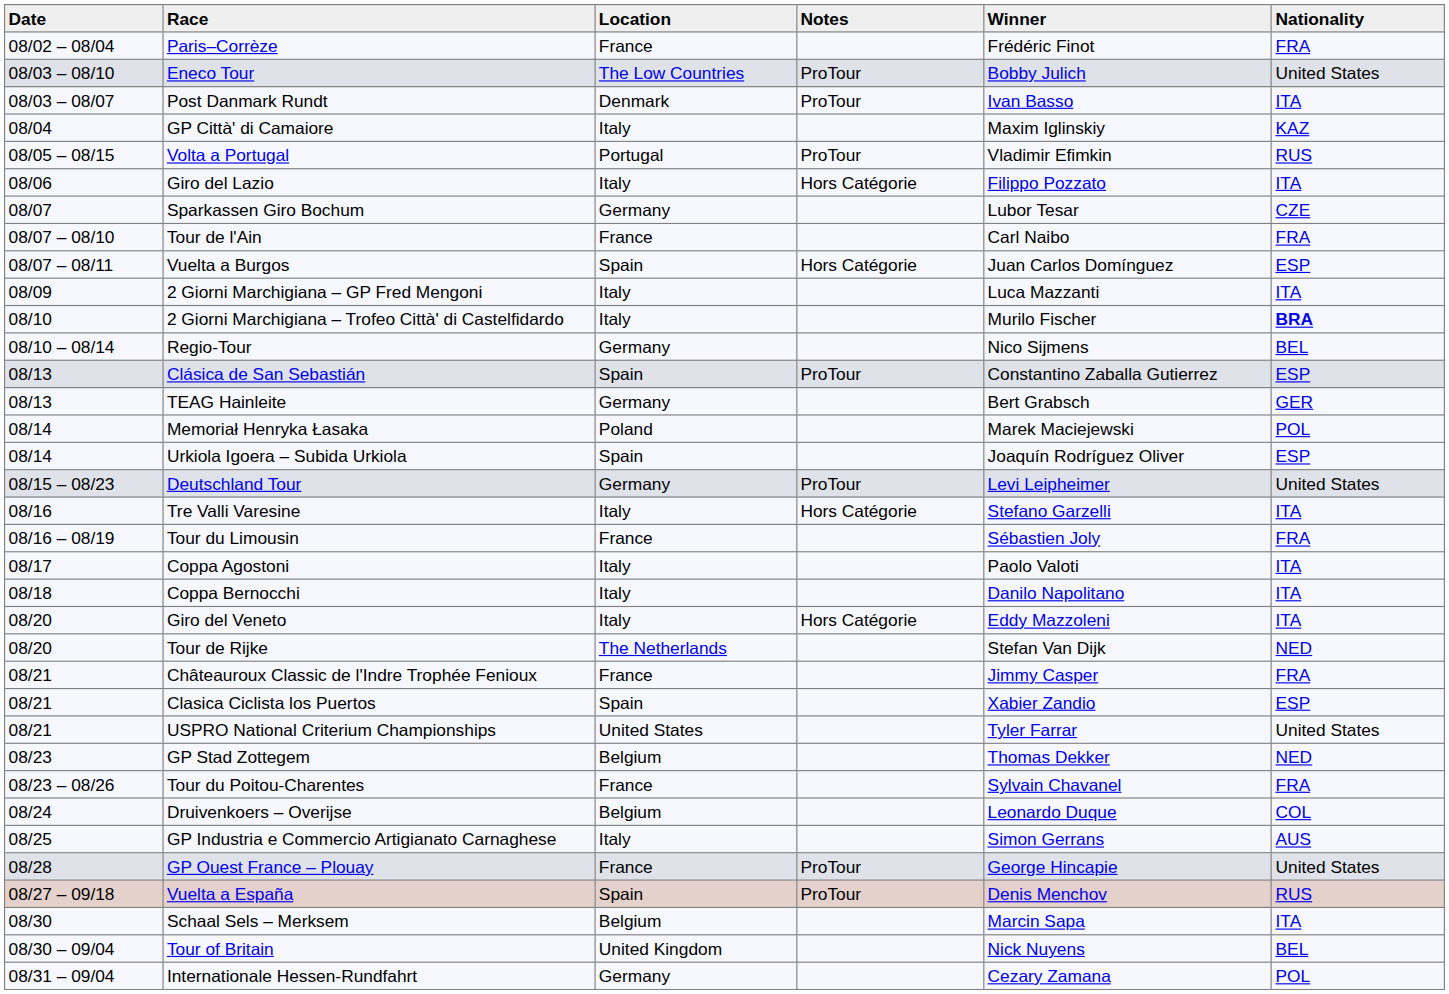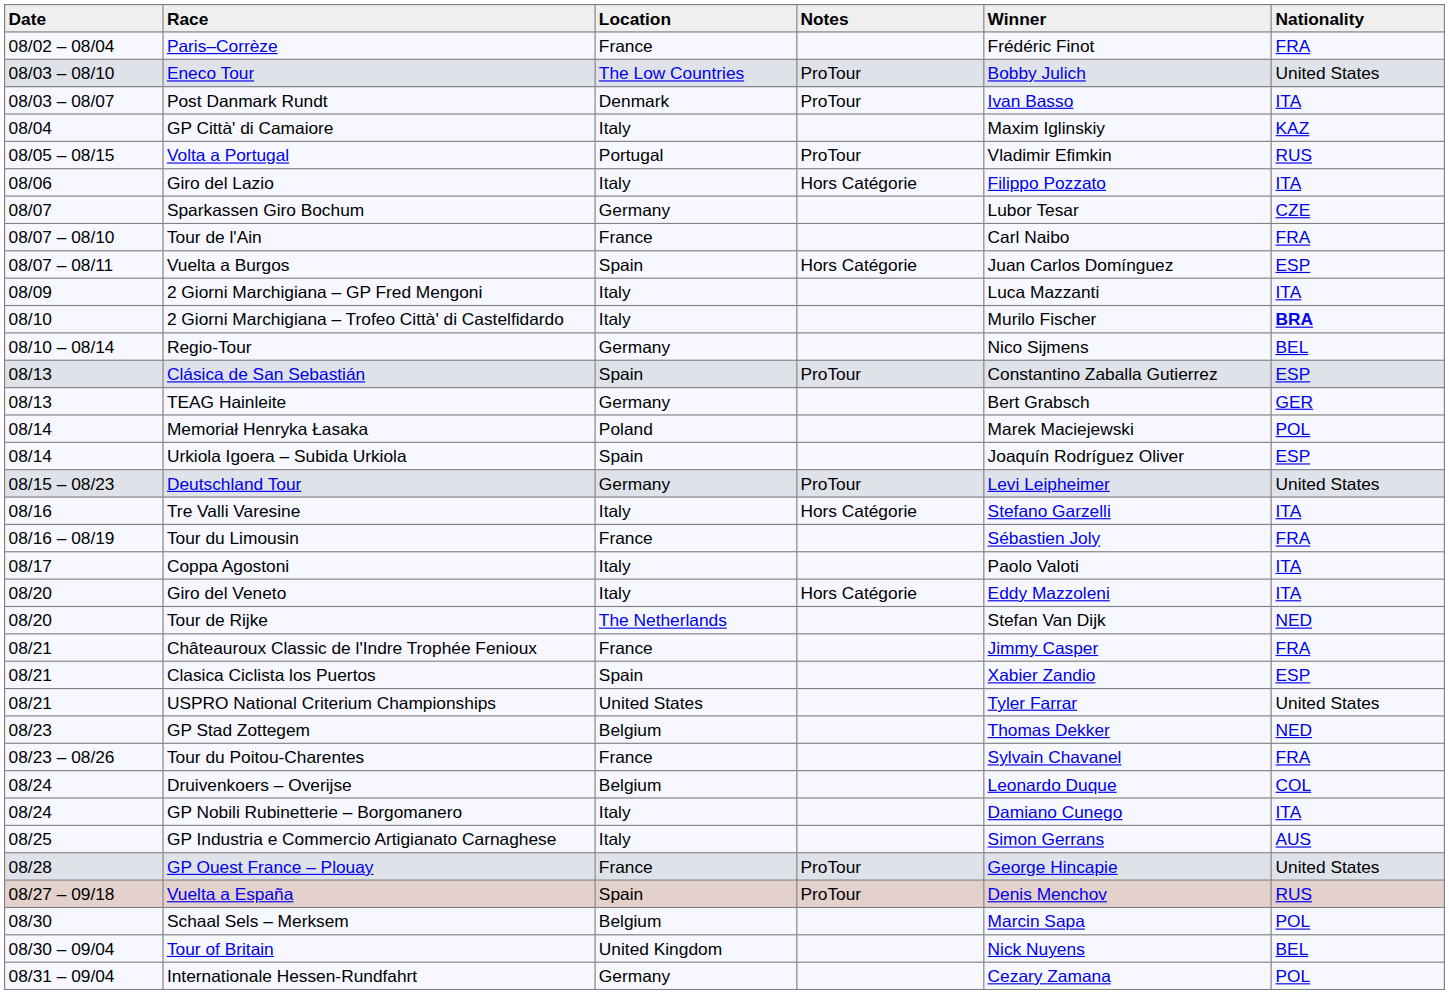- row: (233, 593)
+ row: (315, 812)
(1288, 921) ITA -> (1293, 921) POL
